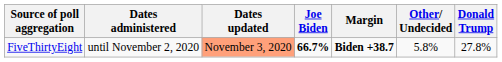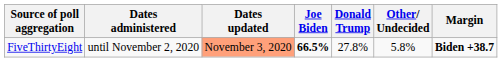columns swapped: (476, 21) <-> (364, 21)
(313, 47) 66.7% -> (313, 47) 66.5%
